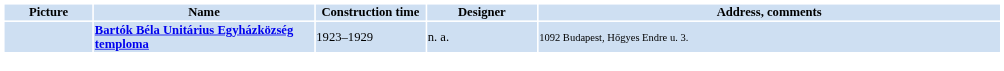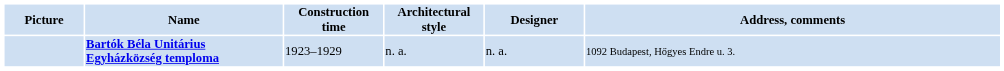+ column: (434, 19)
